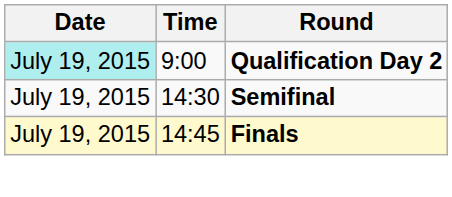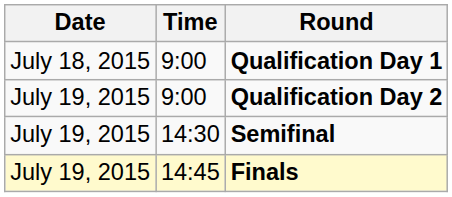+ row: (337, 60)
(80, 60) paleturquoise background -> (80, 97) no background
